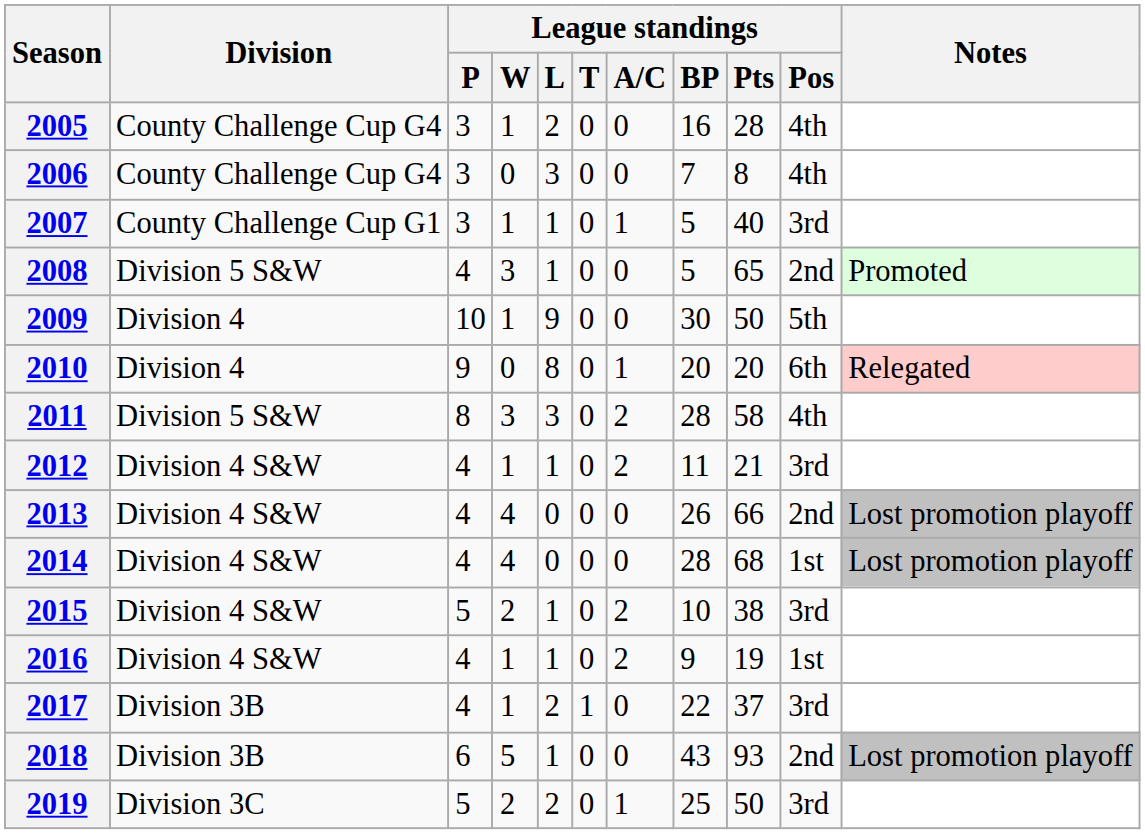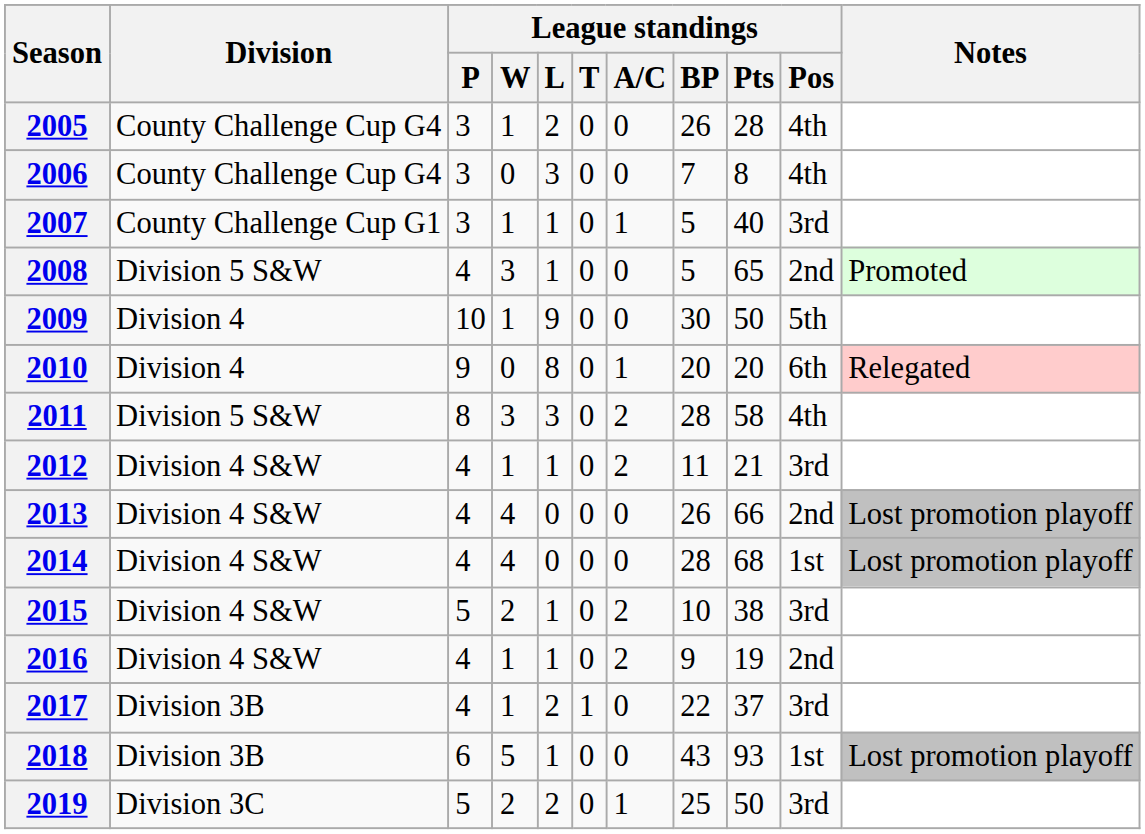(696, 125) 16 -> (696, 125) 26
(806, 658) 1st -> (811, 658) 2nd
(811, 755) 2nd -> (806, 755) 1st
